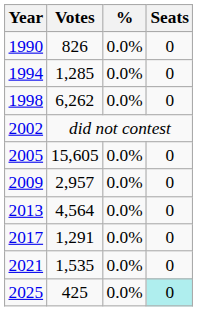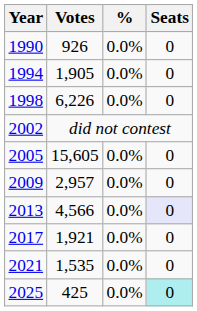(75, 45) 826 -> (75, 45) 926
(75, 73) 1,285 -> (75, 73) 1,905
(75, 100) 6,262 -> (75, 100) 6,226
(75, 210) 4,564 -> (75, 210) 4,566
(170, 210) no background -> (170, 210) lavender background
(75, 237) 1,291 -> (75, 237) 1,921
